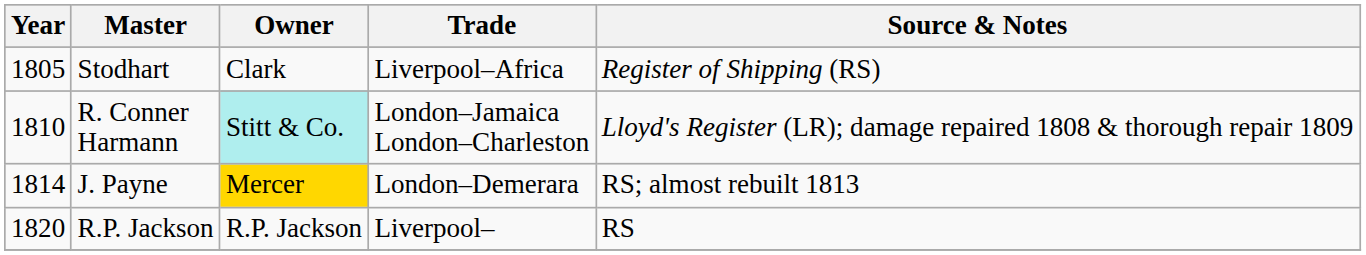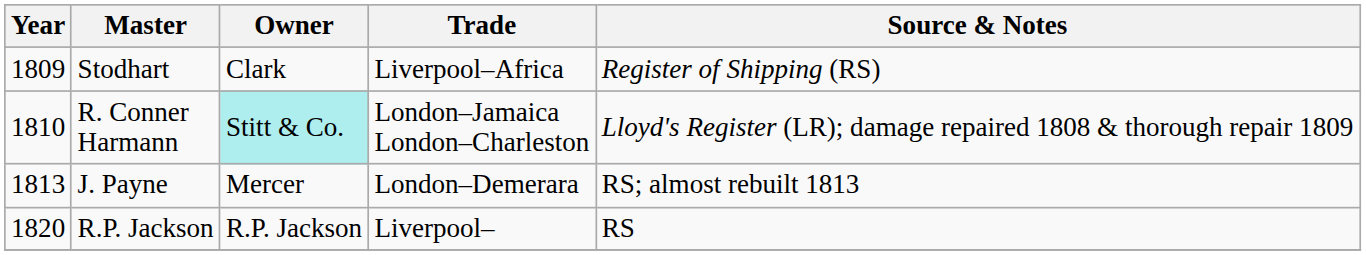(38, 68) 1805 -> (38, 68) 1809
(38, 185) 1814 -> (38, 185) 1813
(265, 185) gold background -> (265, 185) no background
